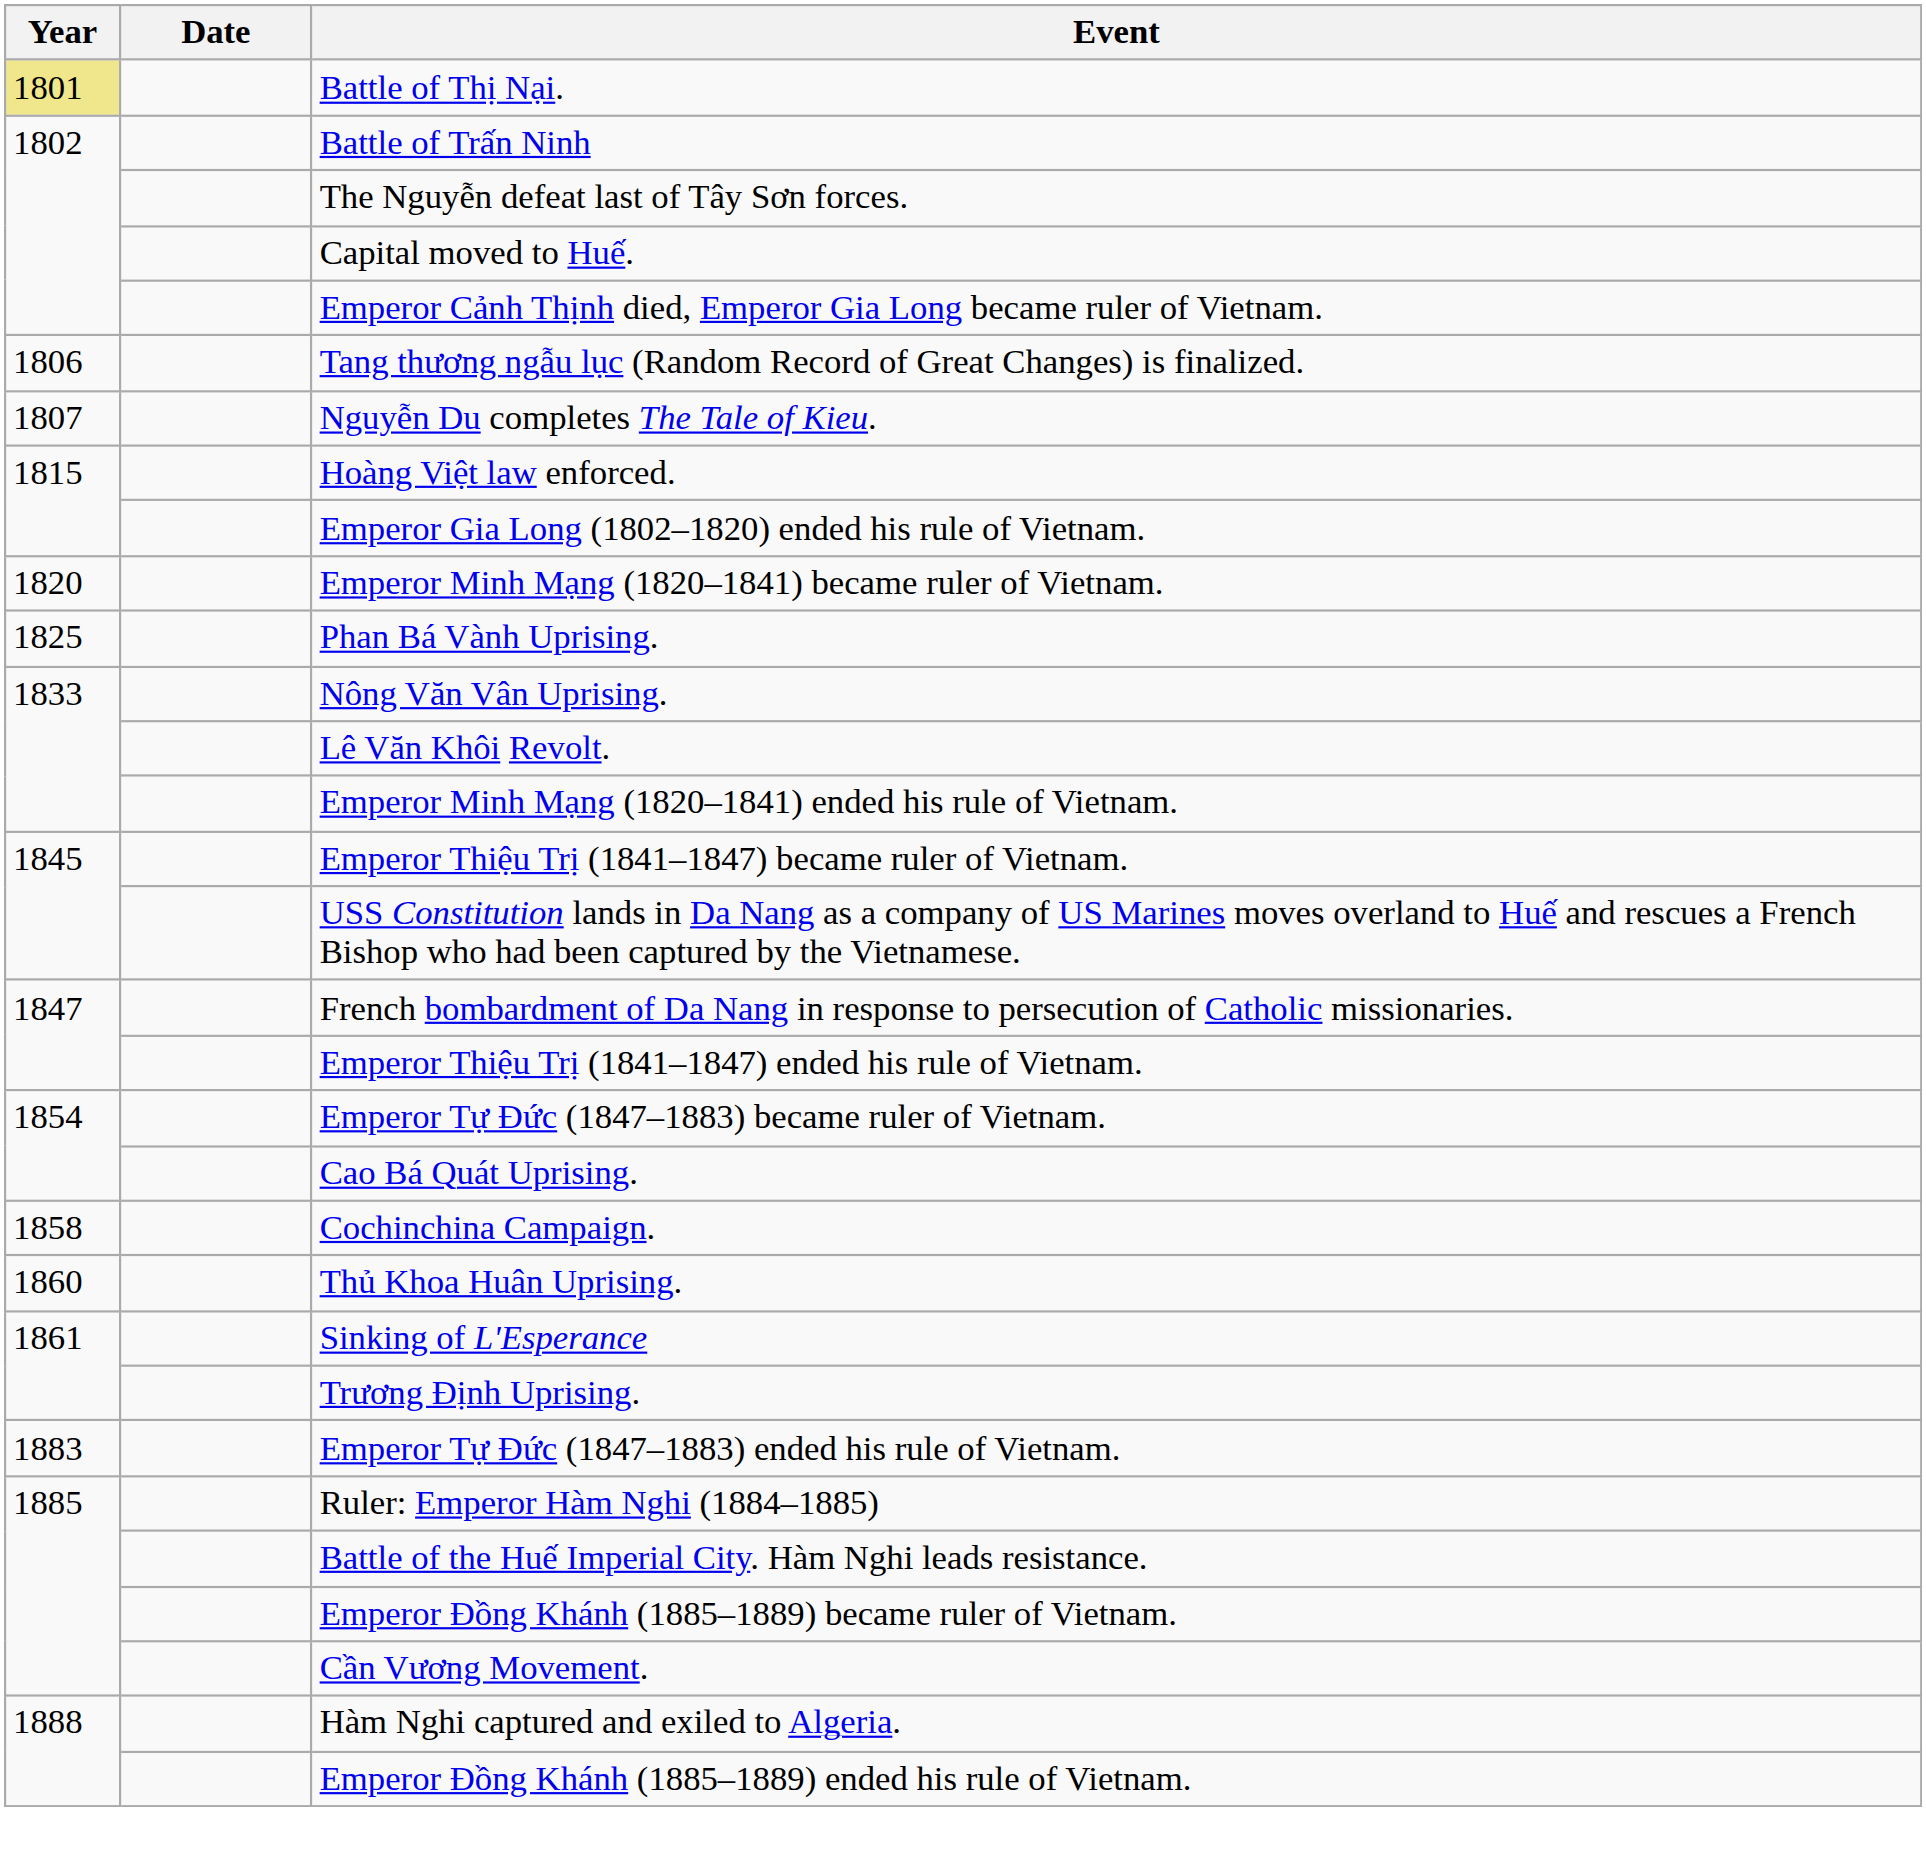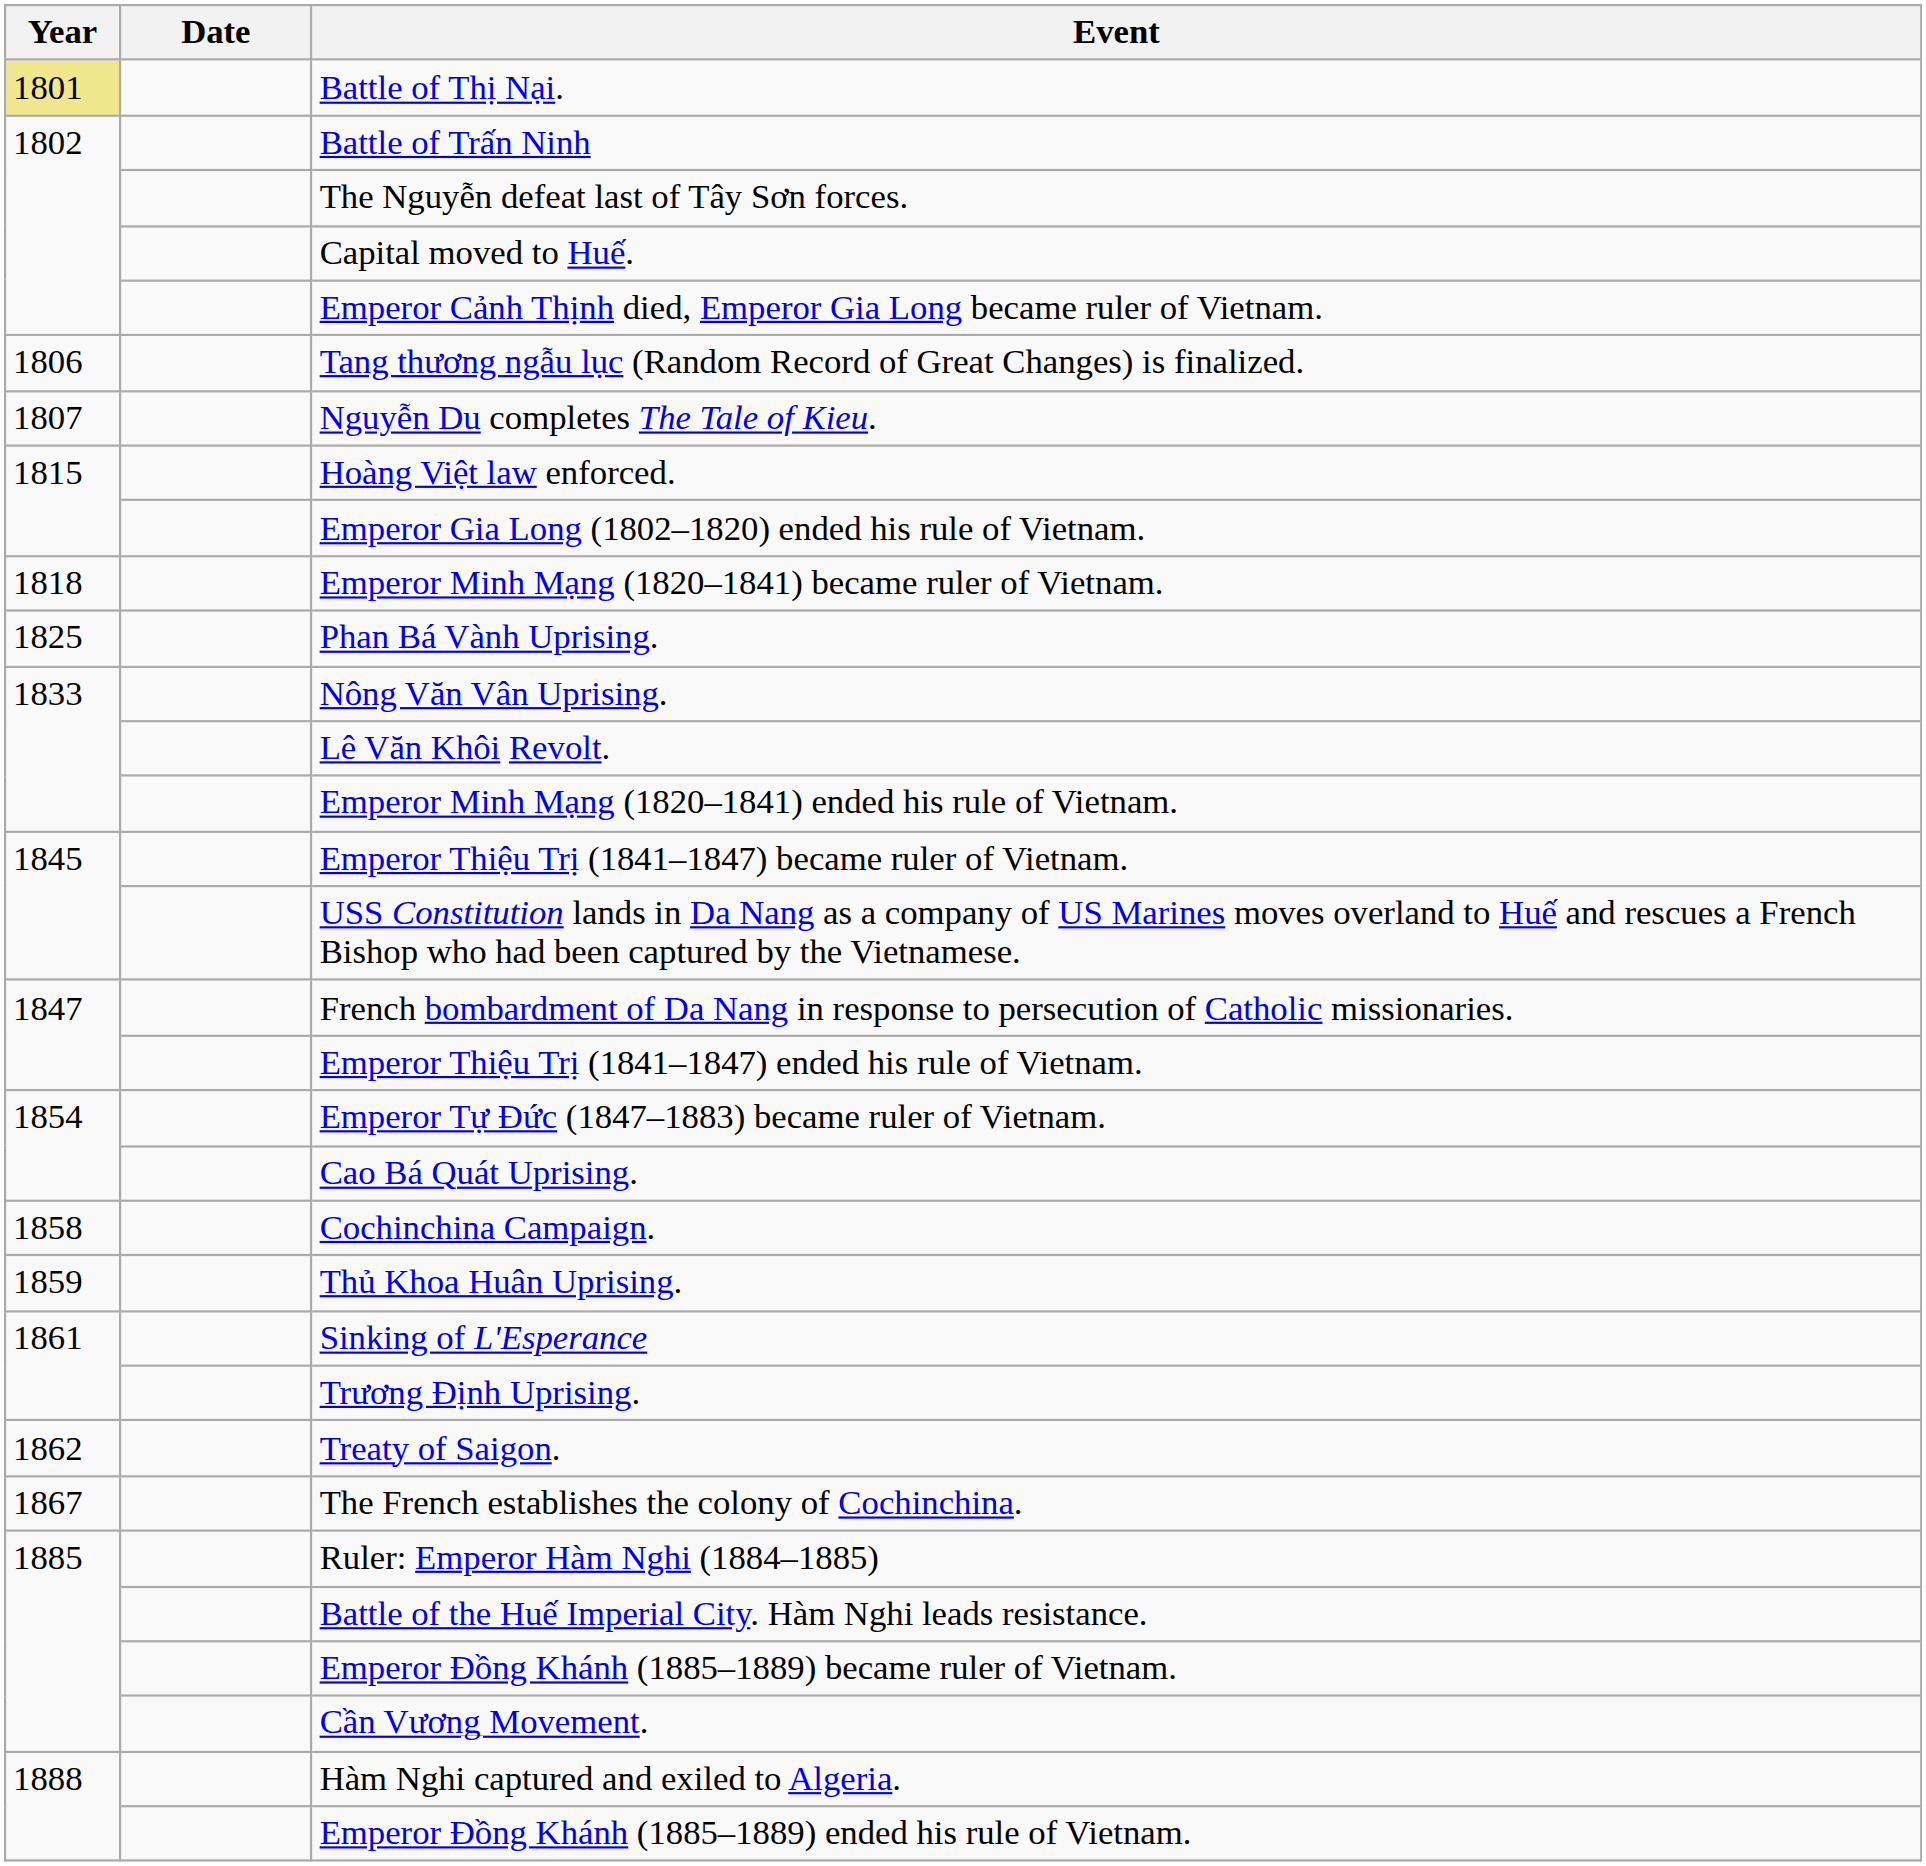(48, 582) 1820 -> (48, 582) 1818
(48, 1282) 1860 -> (48, 1282) 1859
+ row: (440, 1447)
+ row: (671, 1502)
- row: (720, 1447)
